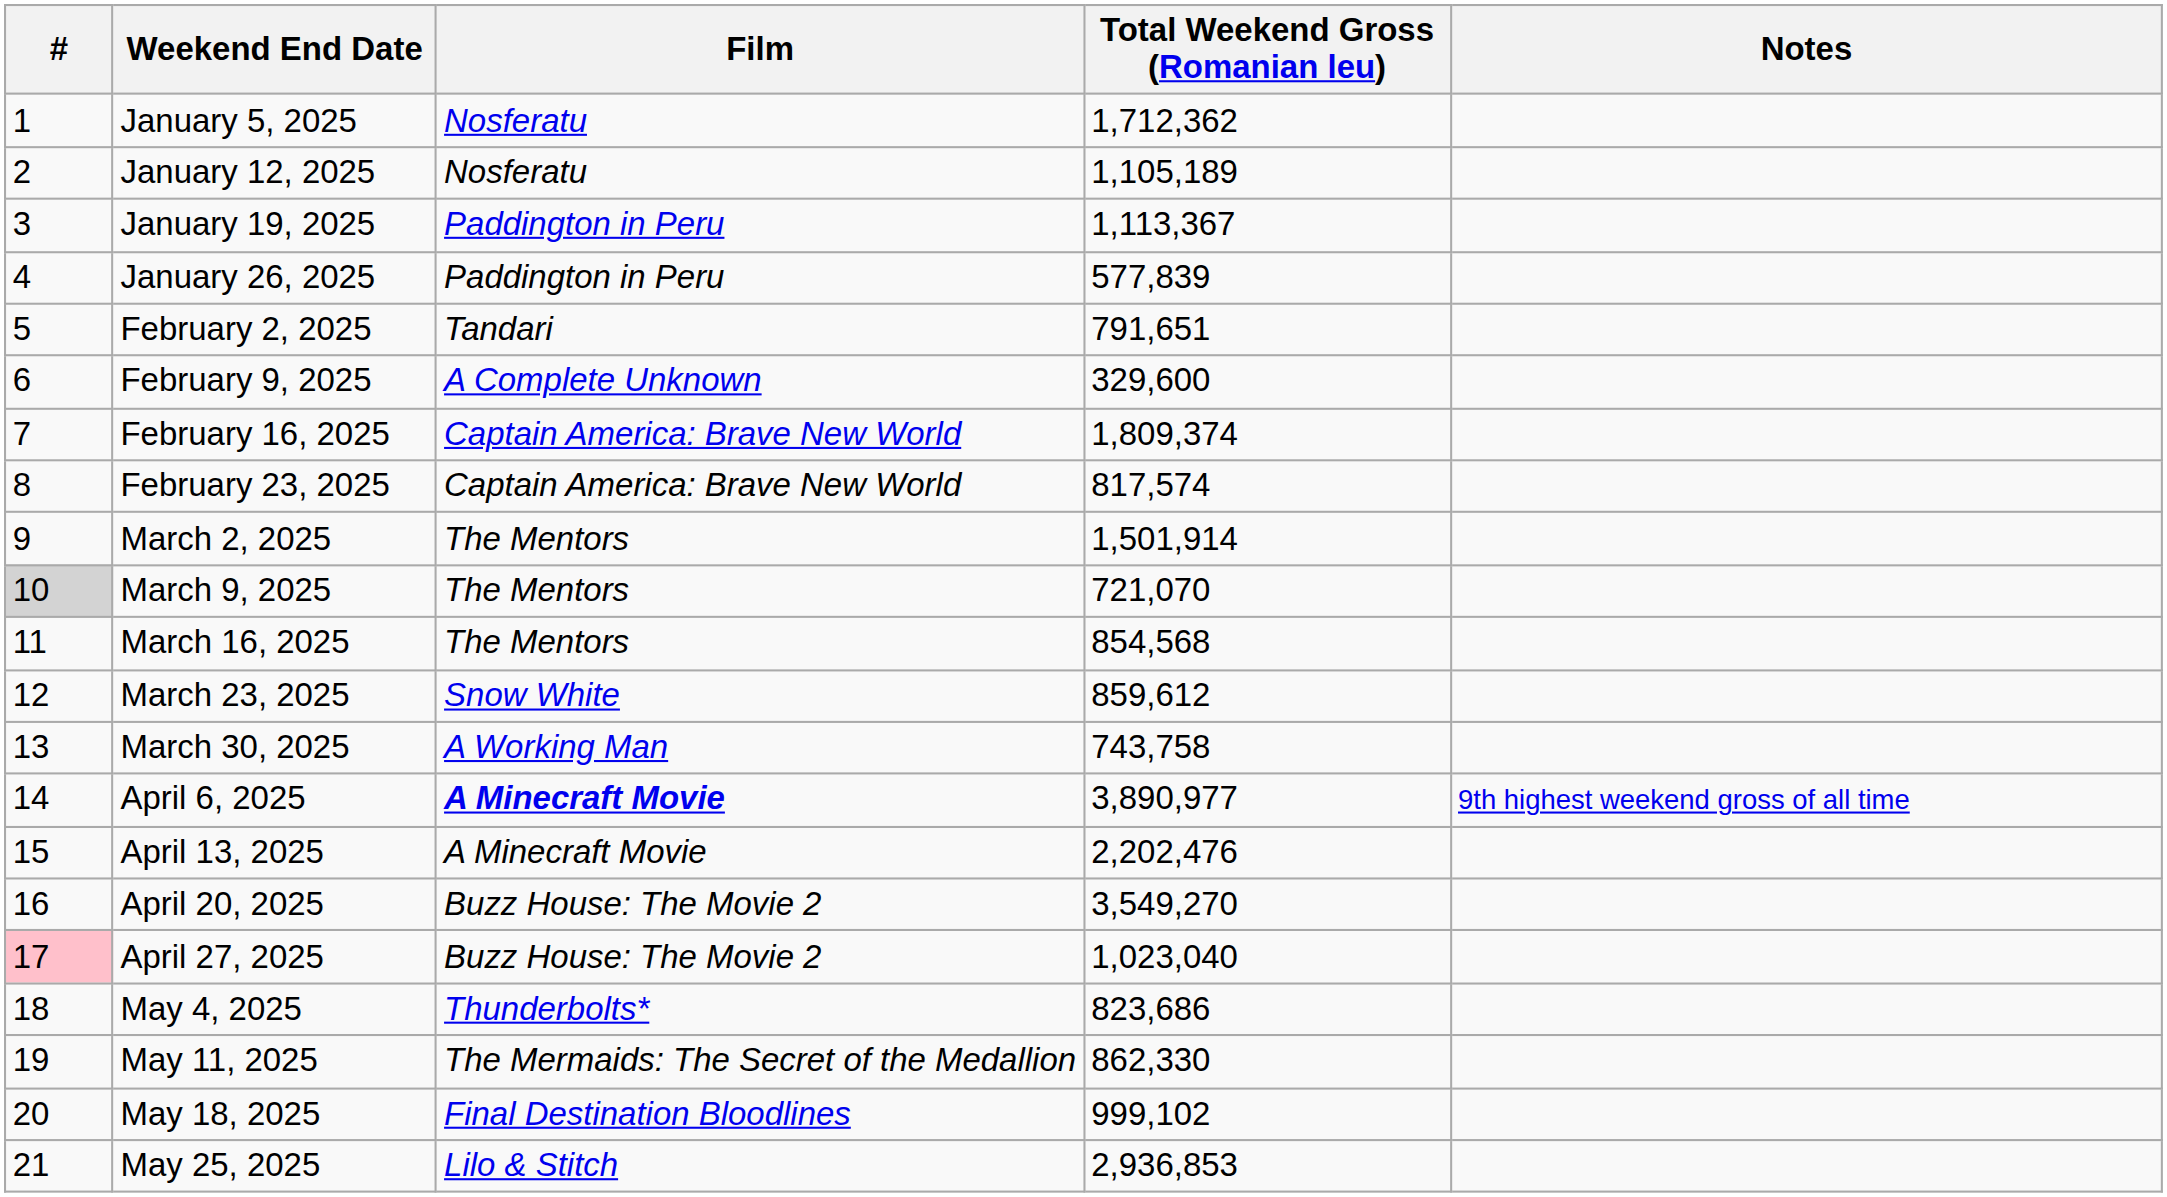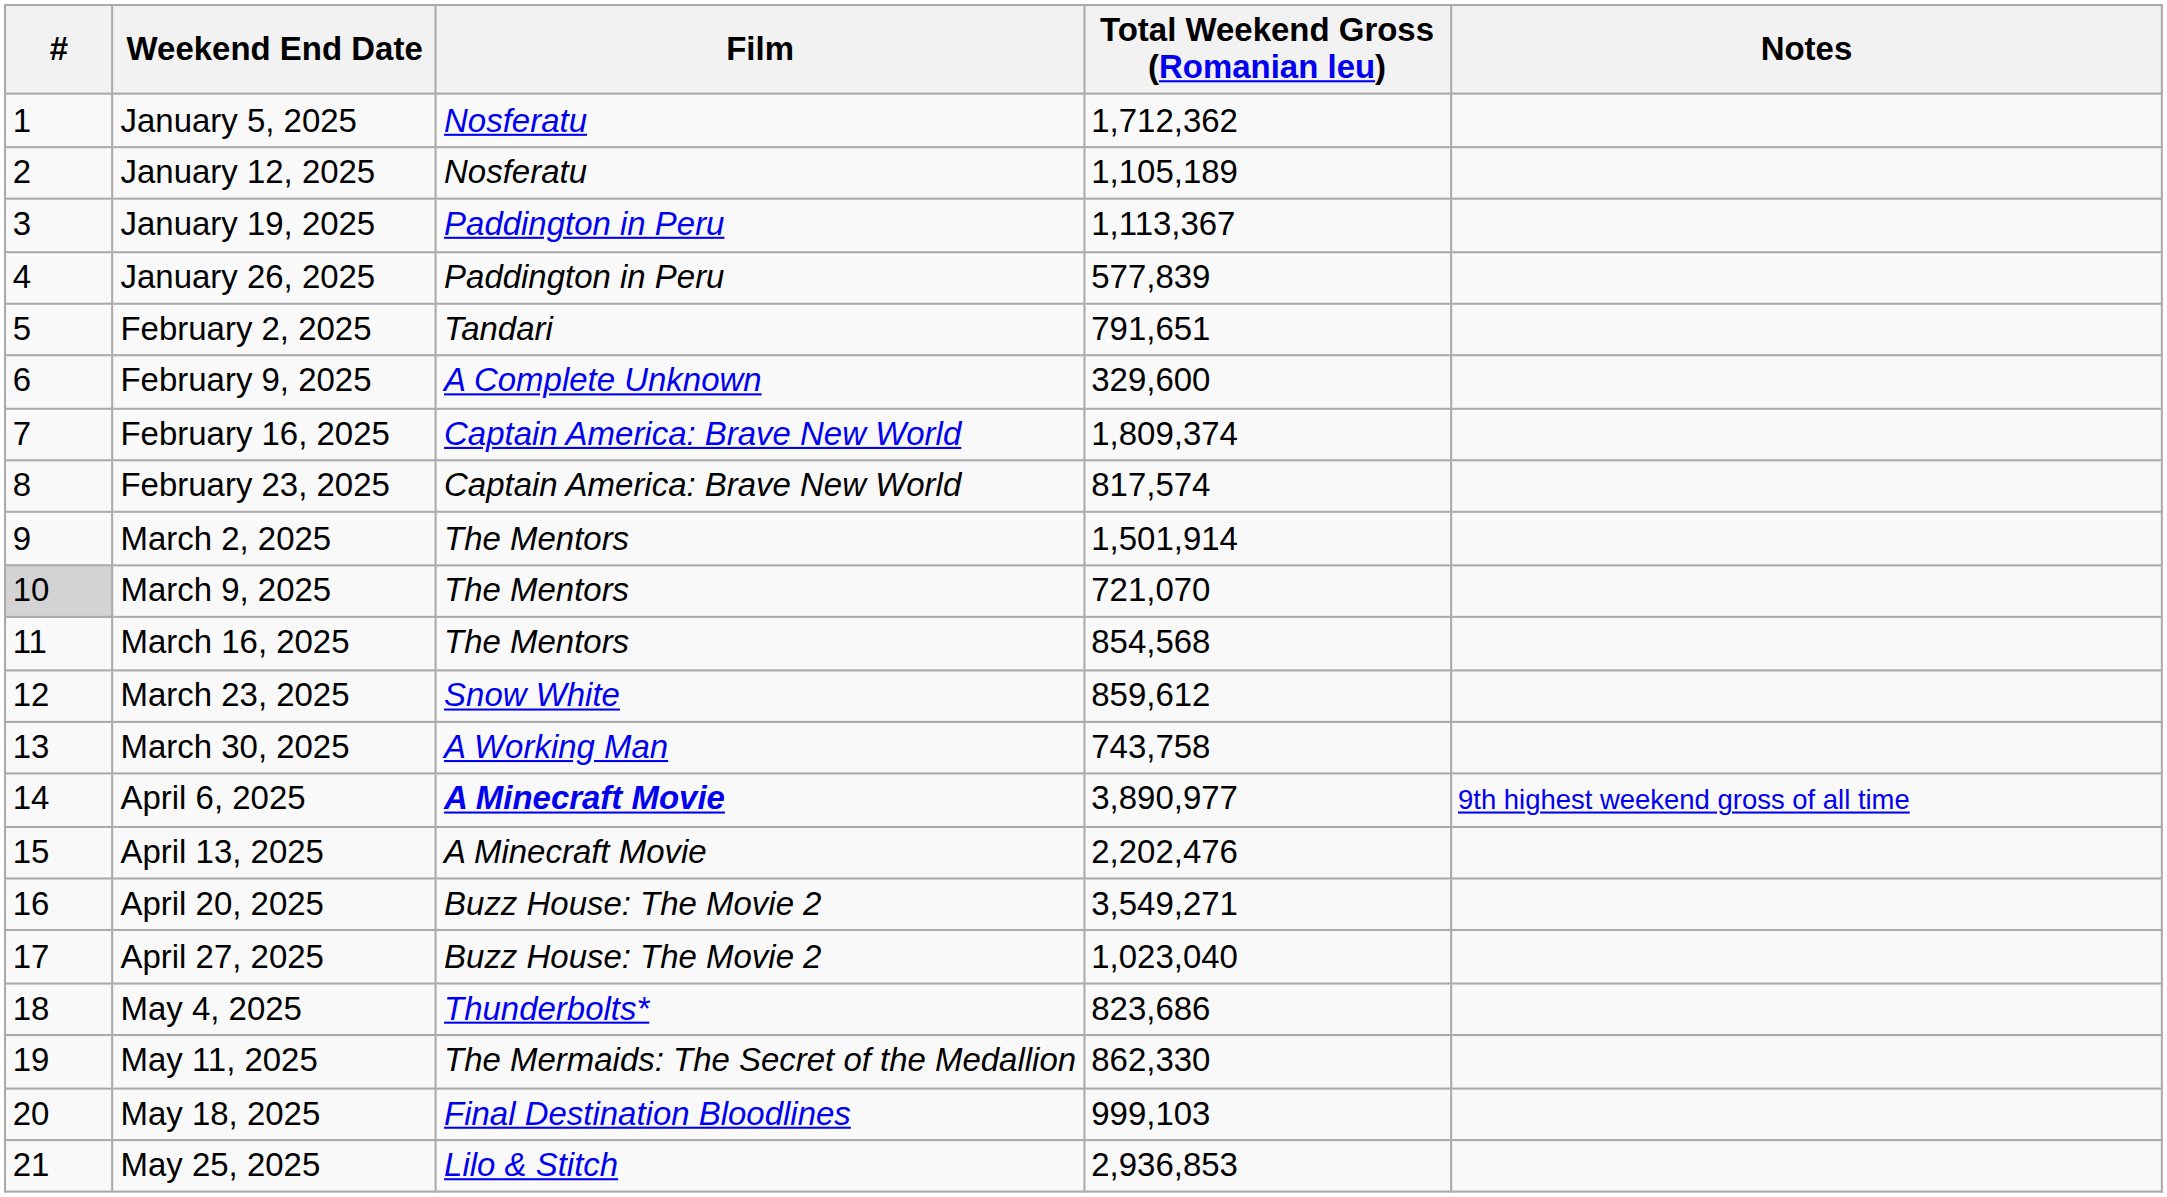(1165, 904) 3,549,270 -> (1165, 904) 3,549,271
(31, 956) pink background -> (31, 956) no background
(1151, 1113) 999,102 -> (1151, 1113) 999,103
